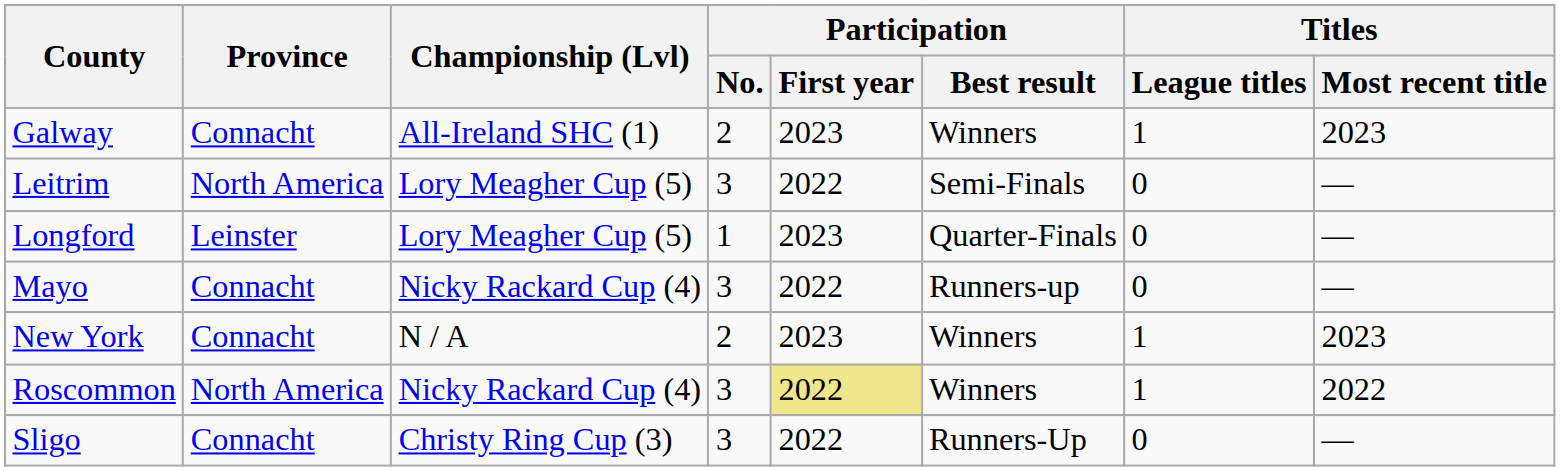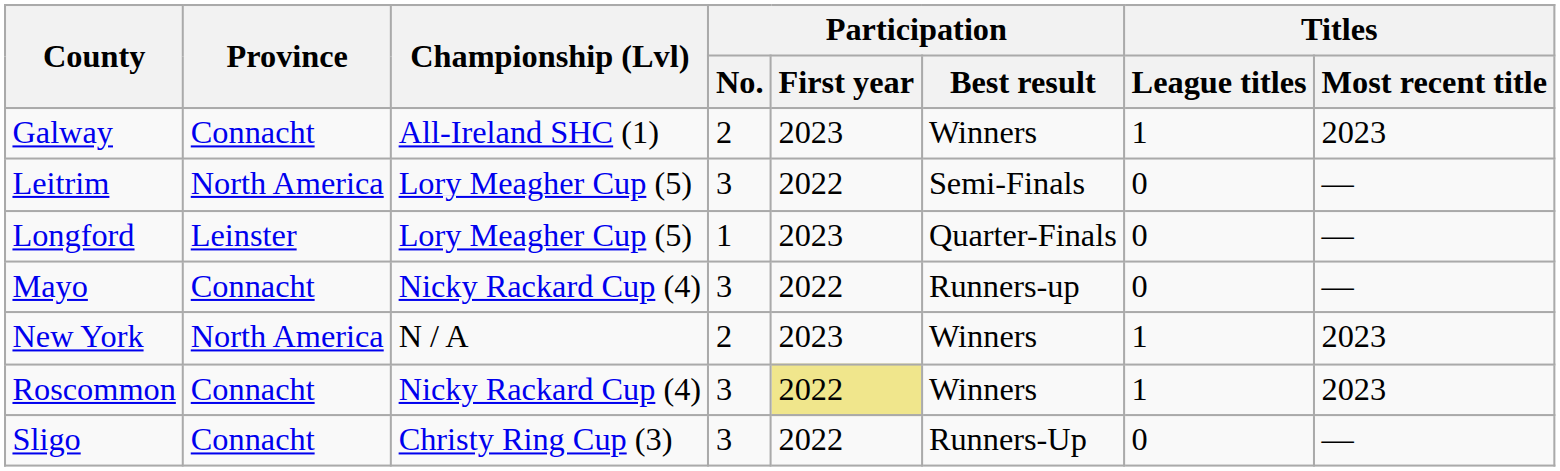(253, 337) Connacht -> (287, 337) North America
(287, 388) North America -> (253, 388) Connacht
(1354, 388) 2022 -> (1354, 388) 2023
